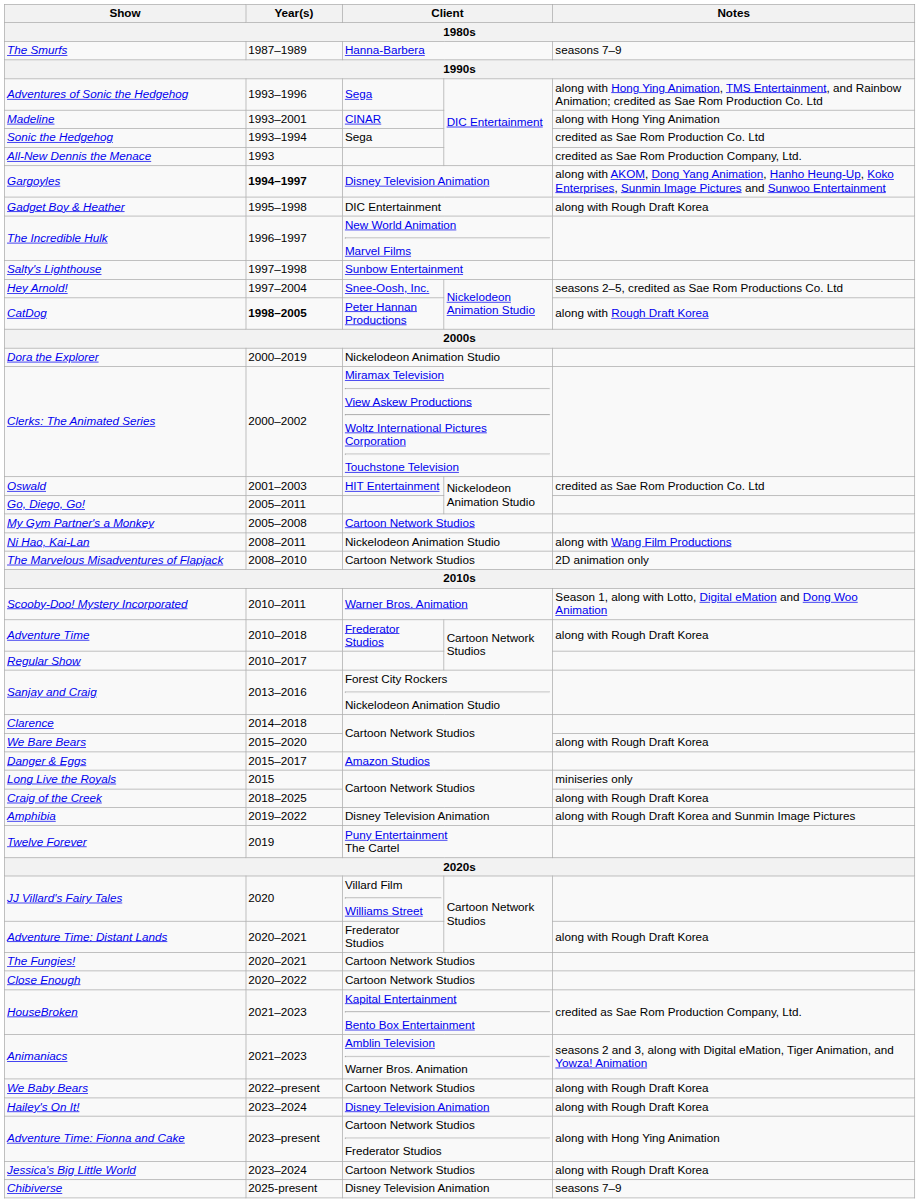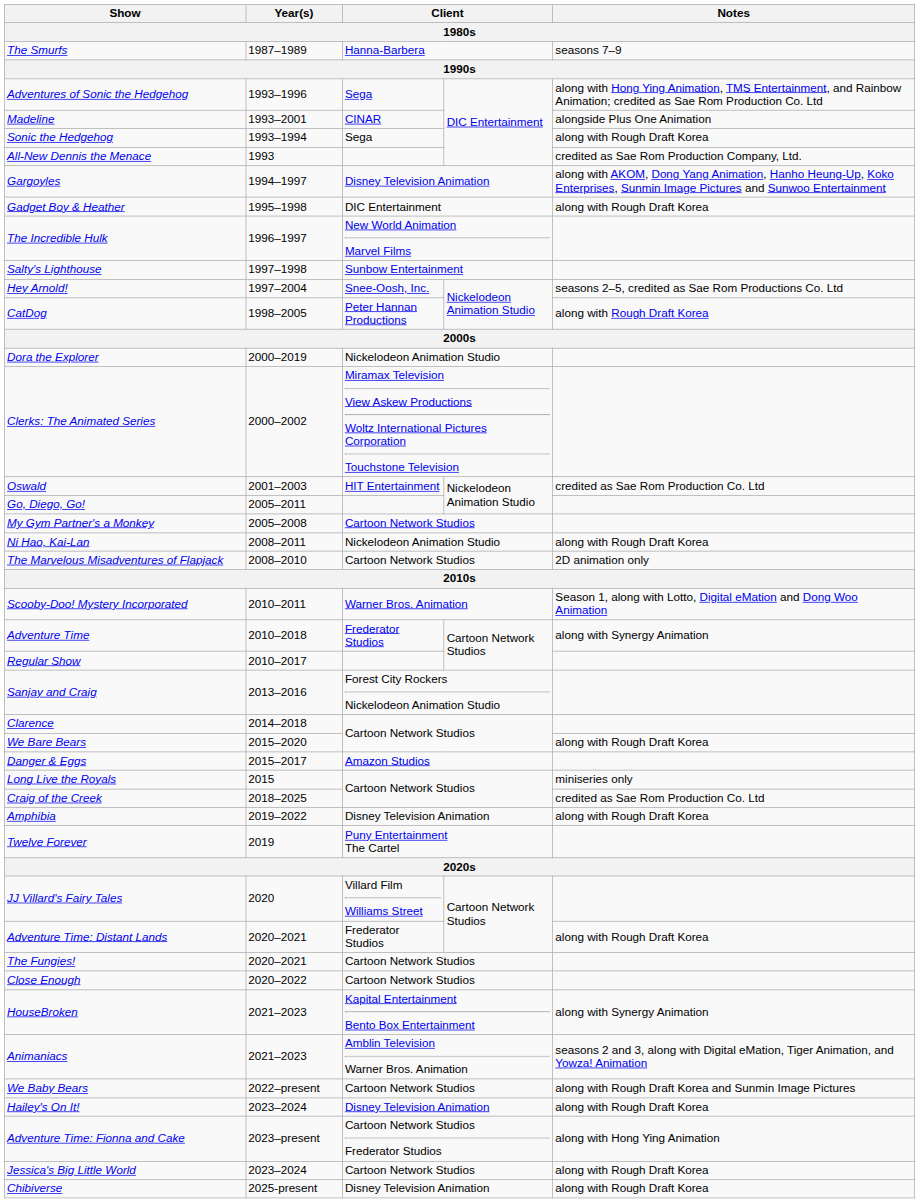(637, 119) along with Hong Ying Animation -> (633, 119) alongside Plus One Animation
(660, 138) credited as Sae Rom Production Co. Ltd -> (632, 138) along with Rough Draft Korea
(278, 181) bold -> (278, 181) normal
(278, 313) bold -> (278, 313) normal
(643, 541) along with Wang Film Productions -> (632, 541) along with Rough Draft Korea
(632, 635) along with Rough Draft Korea -> (632, 635) along with Synergy Animation
(632, 798) along with Rough Draft Korea -> (660, 798) credited as Sae Rom Production Co. Ltd
(705, 816) along with Rough Draft Korea and Sunmin Image Pictures -> (632, 816) along with Rough Draft Korea
(679, 1012) credited as Sae Rom Production Company, Ltd. -> (632, 1012) along with Synergy Animation
(632, 1088) along with Rough Draft Korea -> (705, 1088) along with Rough Draft Korea and Sunmin Image Pictures
(588, 1188) seasons 7–9 -> (632, 1188) along with Rough Draft Korea
